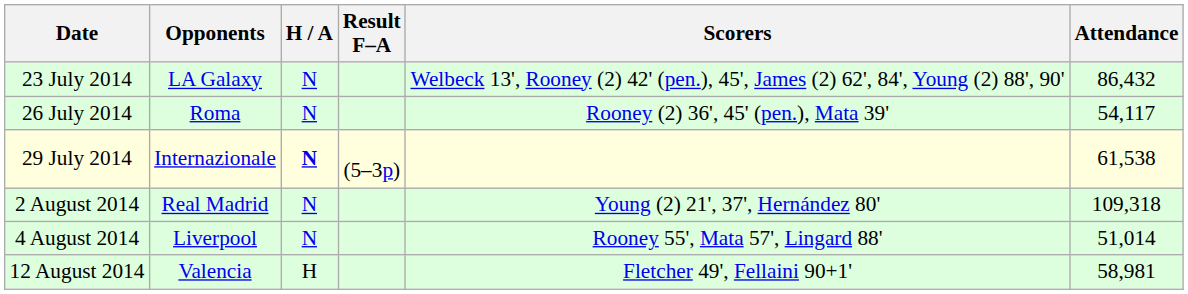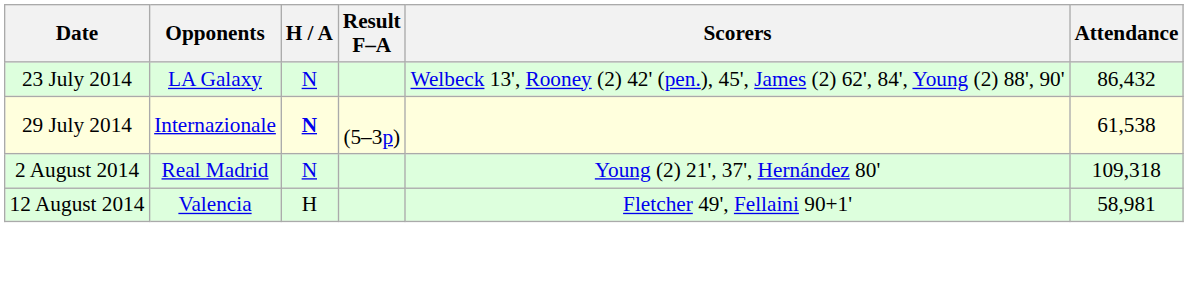- row: (77, 112)
- row: (77, 237)
